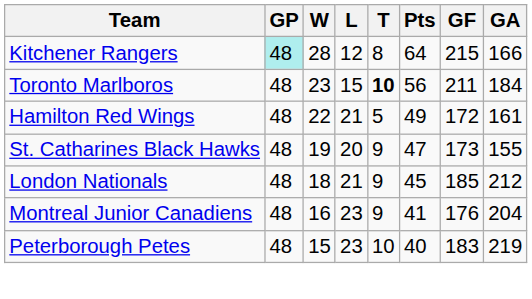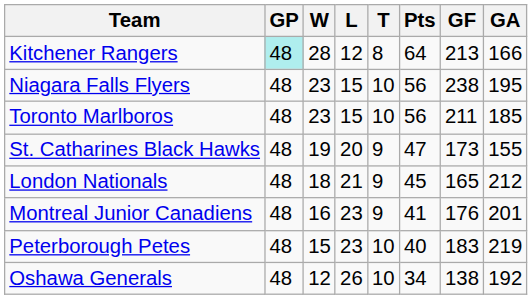(462, 52) 215 -> (462, 52) 213
+ row: (100, 85)
(383, 85) bold -> (383, 117) normal
(505, 85) 184 -> (505, 117) 185
- row: (102, 117)
(462, 181) 185 -> (462, 181) 165
(505, 213) 204 -> (505, 213) 201
+ row: (91, 278)
